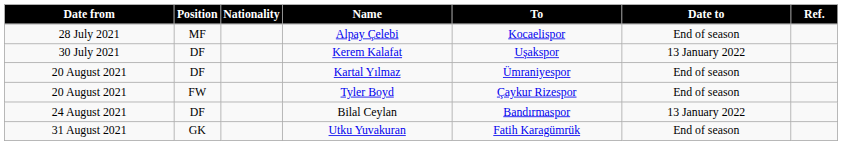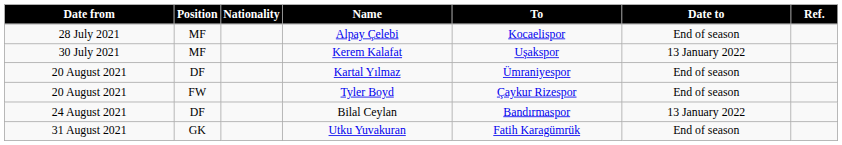(197, 53) DF -> (197, 53) MF
